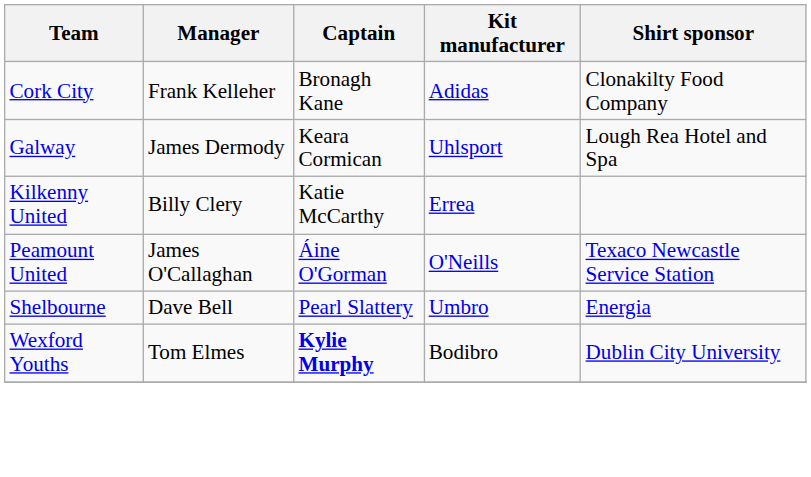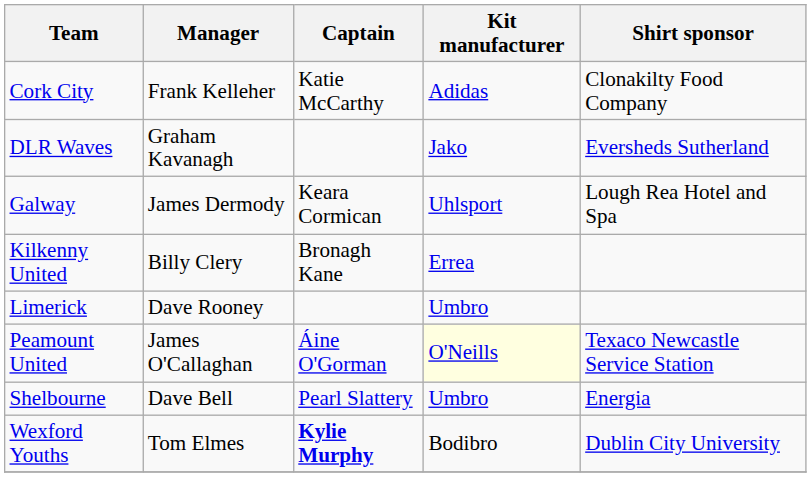(335, 90) Bronagh Kane -> (341, 90) Katie McCarthy
+ row: (61, 147)
(341, 204) Katie McCarthy -> (335, 262) Bronagh Kane
+ row: (48, 307)
(463, 262) no background -> (463, 352) lightyellow background
